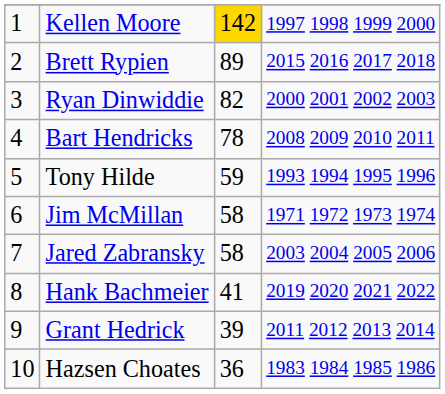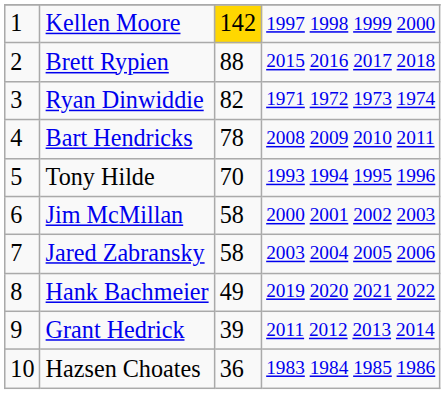(232, 61) 89 -> (232, 61) 88
(351, 100) 2000 2001 2002 2003 -> (351, 100) 1971 1972 1973 1974
(232, 176) 59 -> (232, 176) 70
(351, 215) 1971 1972 1973 1974 -> (351, 215) 2000 2001 2002 2003
(232, 291) 41 -> (232, 291) 49
